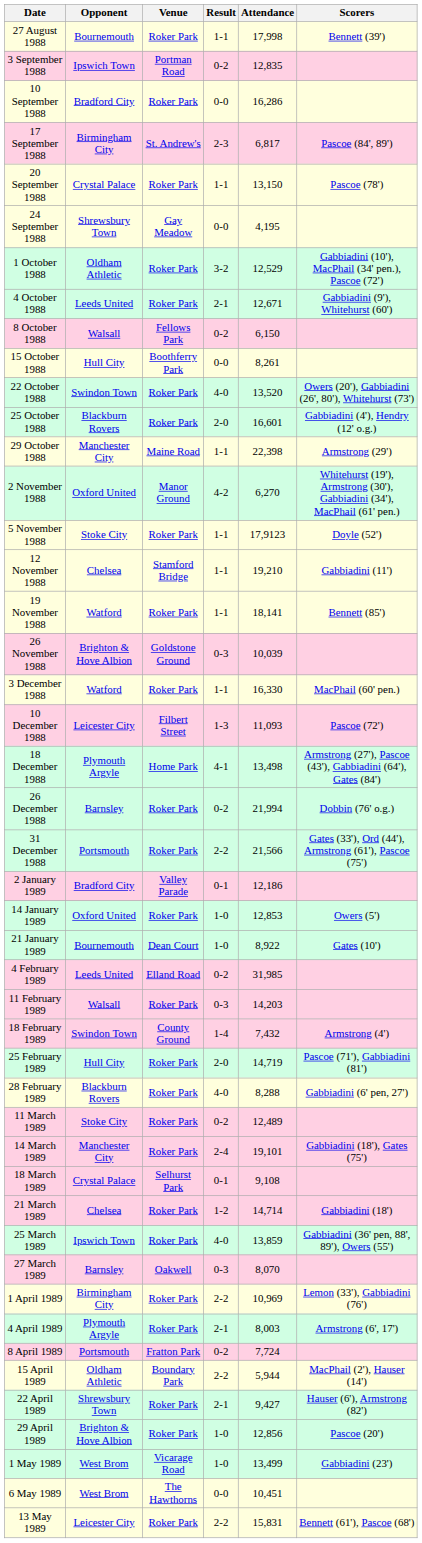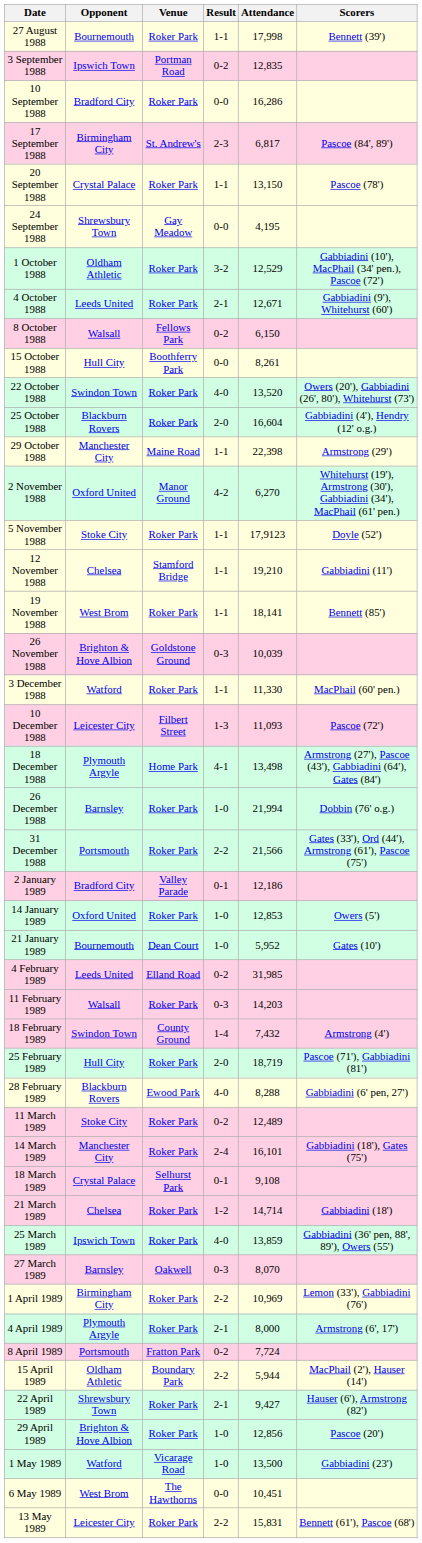(268, 422) 16,601 -> (268, 422) 16,604
(104, 612) Watford -> (104, 612) West Brom
(268, 689) 16,330 -> (268, 689) 11,330
(221, 808) 0-2 -> (221, 808) 1-0
(268, 945) 8,922 -> (268, 945) 5,952
(268, 1063) 14,719 -> (268, 1063) 18,719
(173, 1092) Roker Park -> (173, 1092) Ewood Park
(268, 1151) 19,101 -> (268, 1151) 16,101
(268, 1328) 8,003 -> (268, 1328) 8,000
(104, 1463) West Brom -> (104, 1463) Watford
(268, 1463) 13,499 -> (268, 1463) 13,500
